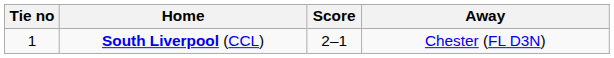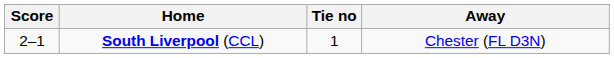columns swapped: (32, 16) <-> (334, 16)
